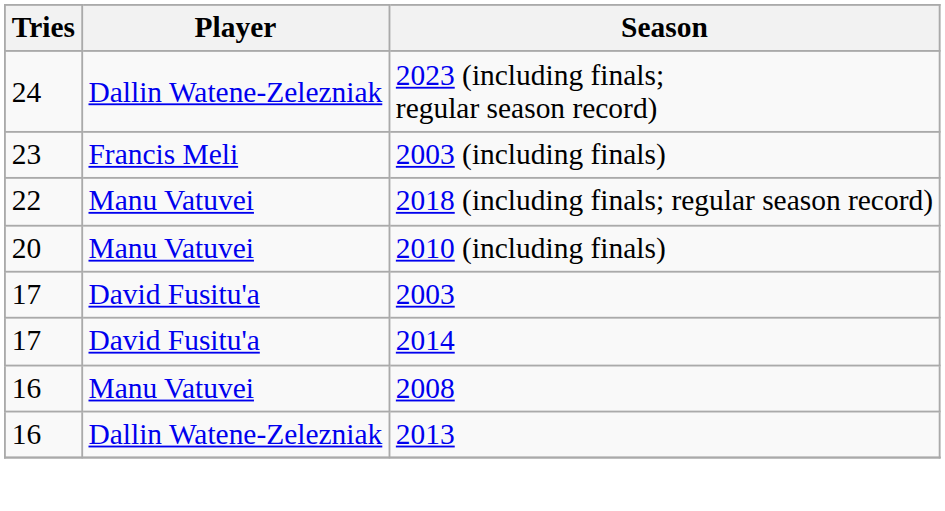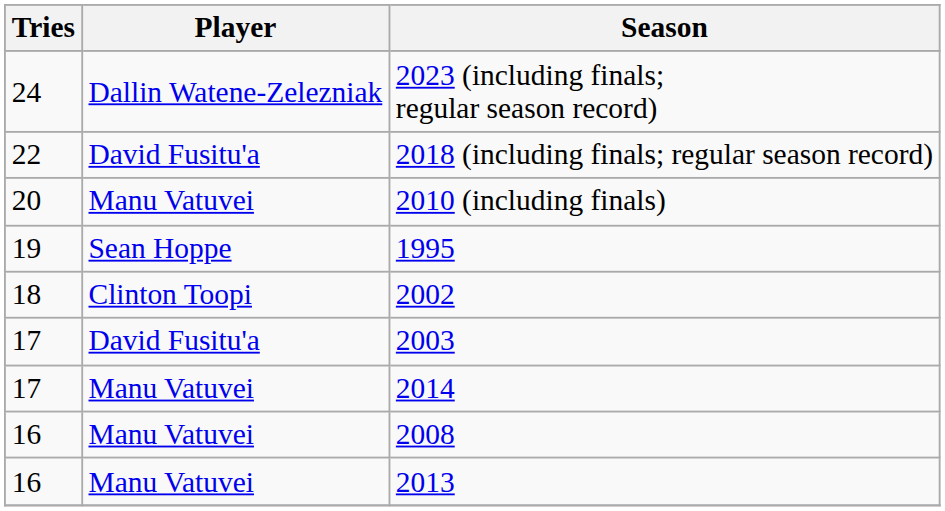- row: (531, 154)
(171, 201) Manu Vatuvei -> (174, 154) David Fusitu'a
+ row: (425, 247)
+ row: (425, 294)
(174, 341) David Fusitu'a -> (171, 387) Manu Vatuvei
(235, 434) Dallin Watene-Zelezniak -> (171, 481) Manu Vatuvei
